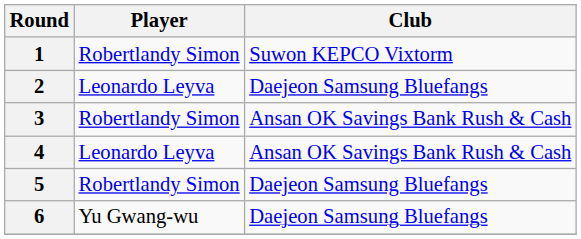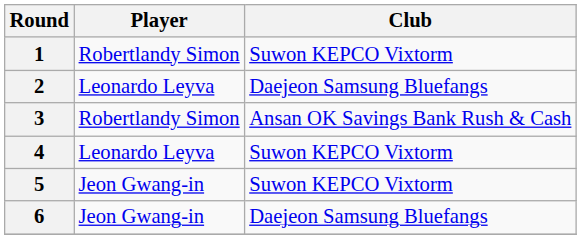(410, 151) Ansan OK Savings Bank Rush & Cash -> (351, 151) Suwon KEPCO Vixtorm
(159, 184) Robertlandy Simon -> (141, 184) Jeon Gwang-in
(368, 184) Daejeon Samsung Bluefangs -> (351, 184) Suwon KEPCO Vixtorm
(138, 217) Yu Gwang-wu -> (141, 217) Jeon Gwang-in
